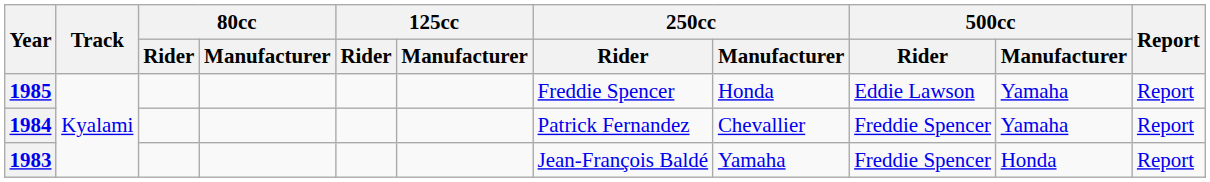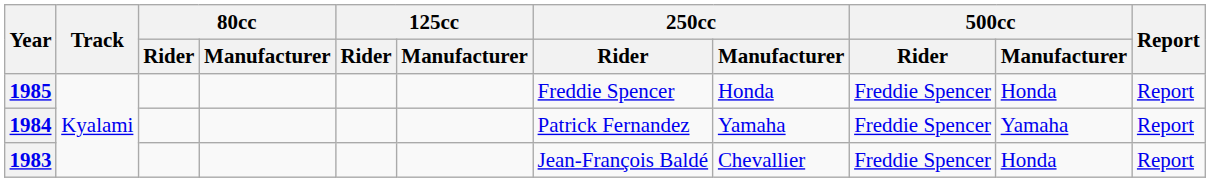(914, 91) Eddie Lawson -> (923, 91) Freddie Spencer
(1035, 91) Yamaha -> (1029, 91) Honda
(762, 125) Chevallier -> (752, 125) Yamaha
(752, 160) Yamaha -> (762, 160) Chevallier
